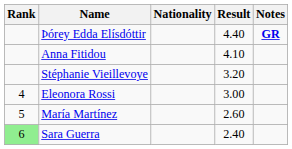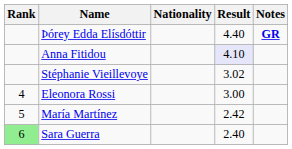(234, 54) no background -> (234, 54) lavender background
(234, 74) 3.20 -> (234, 74) 3.02
(234, 114) 2.60 -> (234, 114) 2.42
